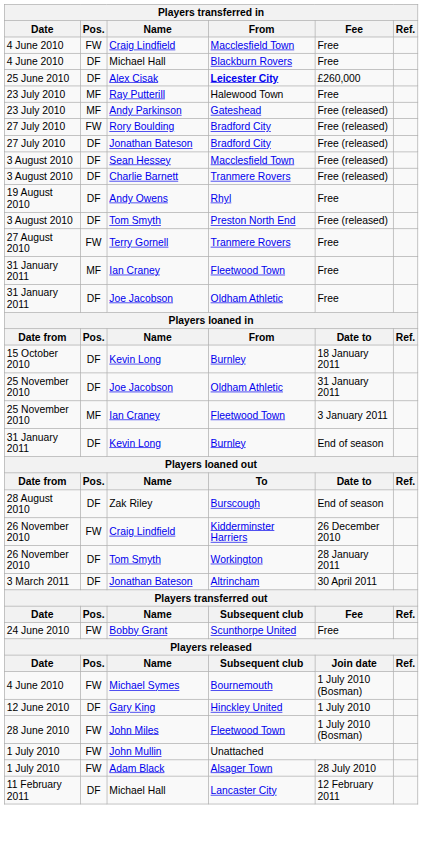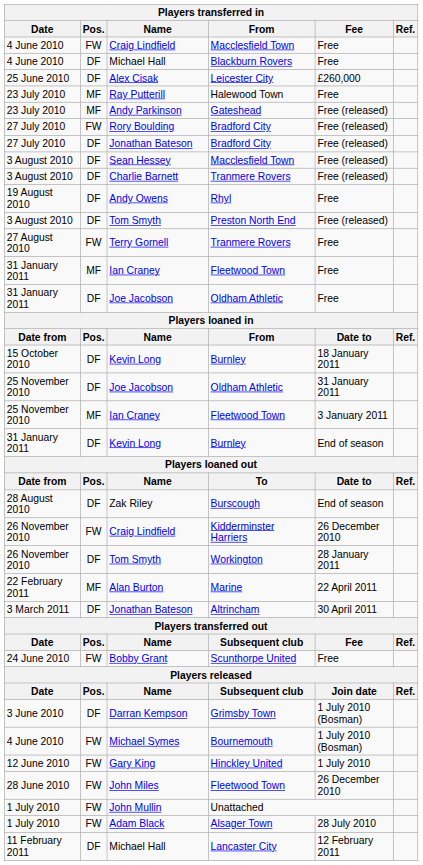(244, 78) bold -> (242, 78) normal
+ row: (35, 587)
+ row: (35, 714)
(94, 708) DF -> (94, 764) FW
(344, 730) 1 July 2010 (Bosman) -> (348, 786) 26 December 2010
